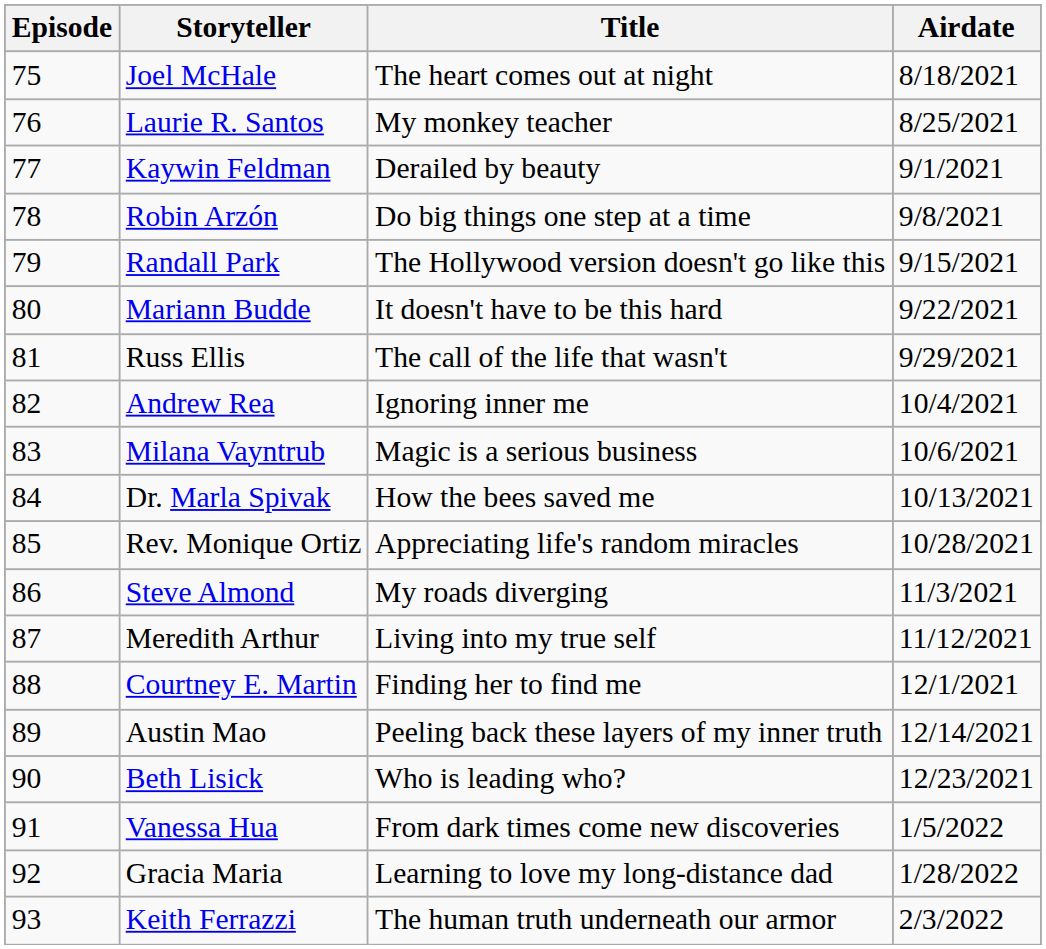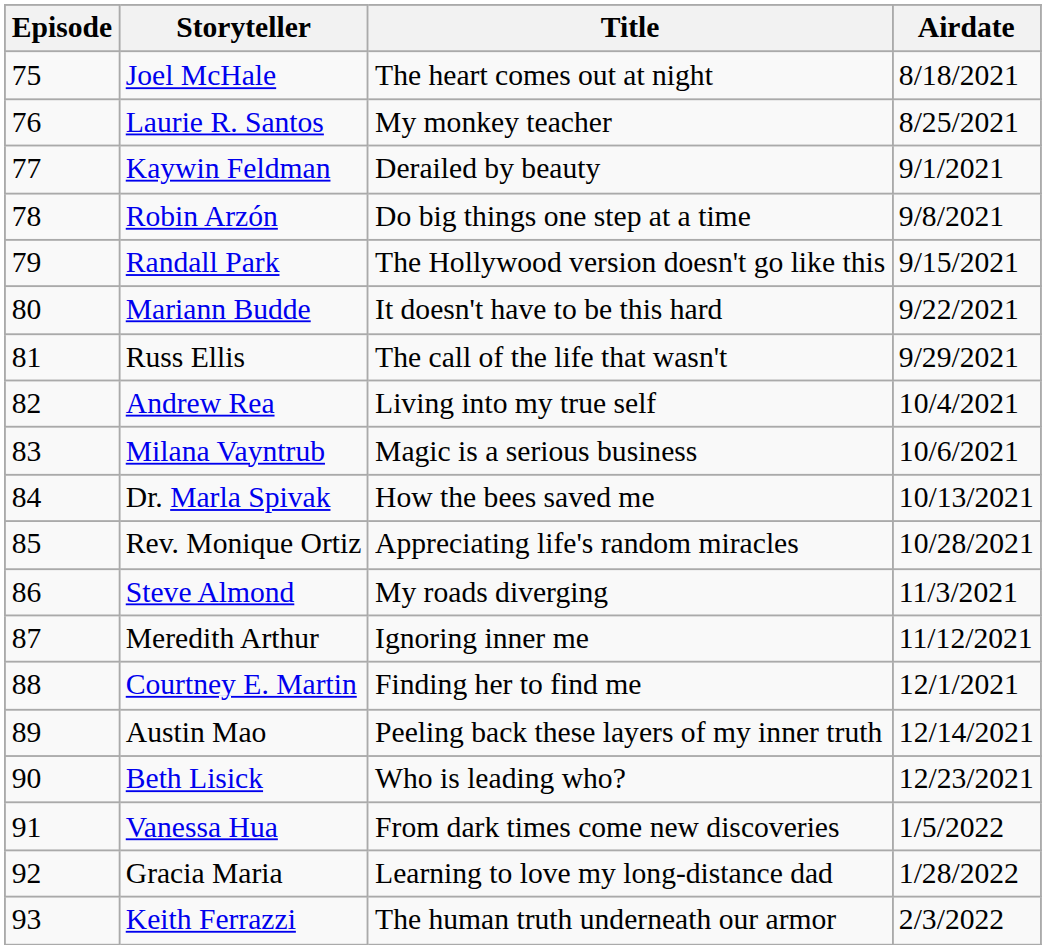(482, 403) Ignoring inner me -> (516, 403) Living into my true self
(516, 638) Living into my true self -> (482, 638) Ignoring inner me
